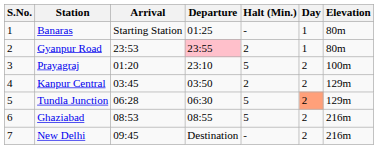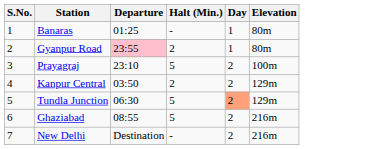- column: (148, 13)
